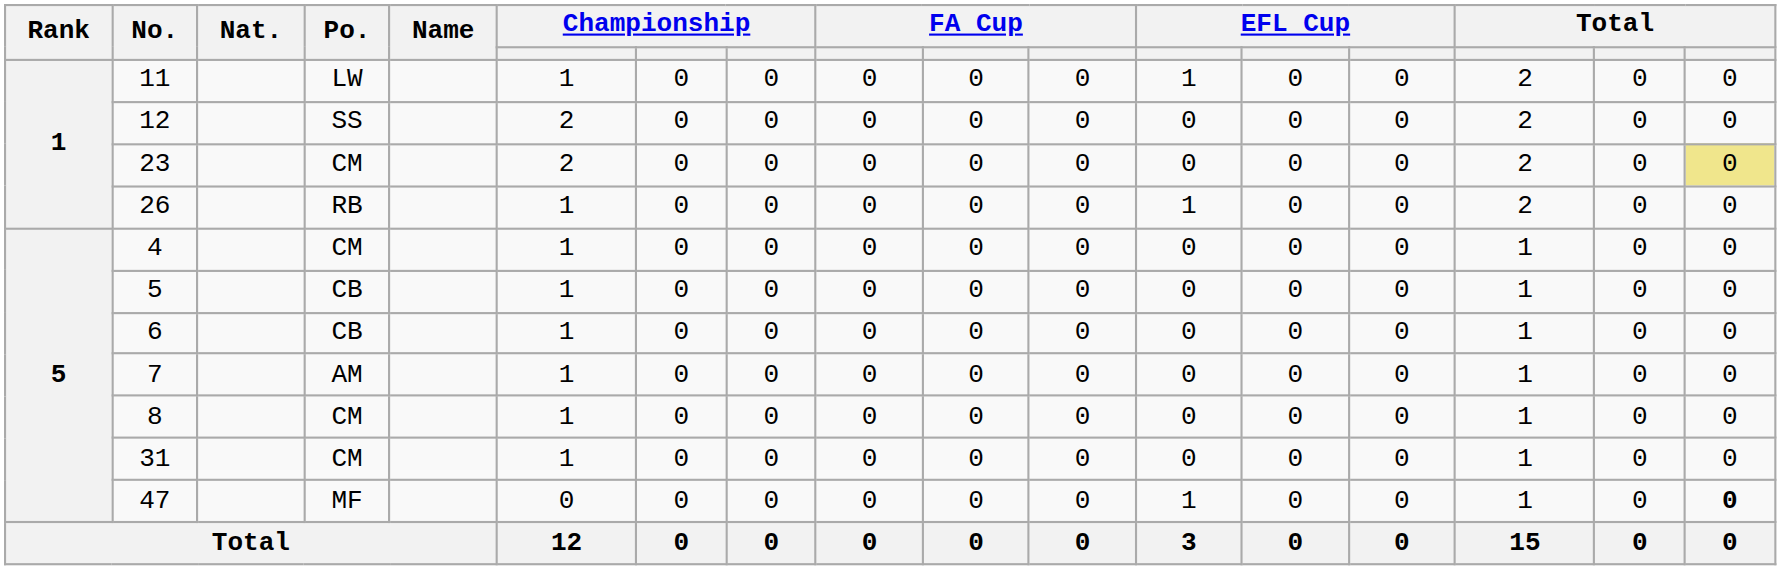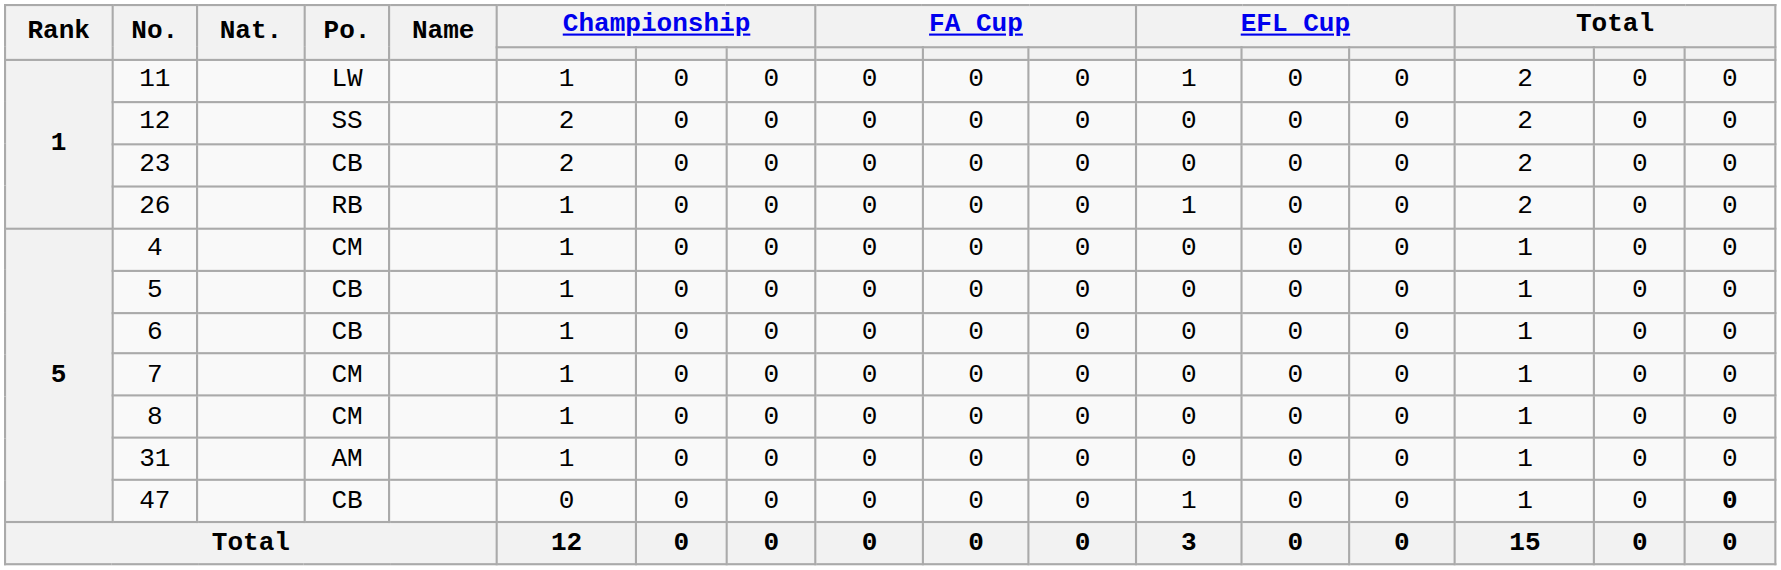(347, 165) CM -> (347, 165) CB
(1730, 165) khaki background -> (1730, 165) no background
(347, 376) AM -> (347, 376) CM
(347, 460) CM -> (347, 460) AM
(347, 502) MF -> (347, 502) CB
